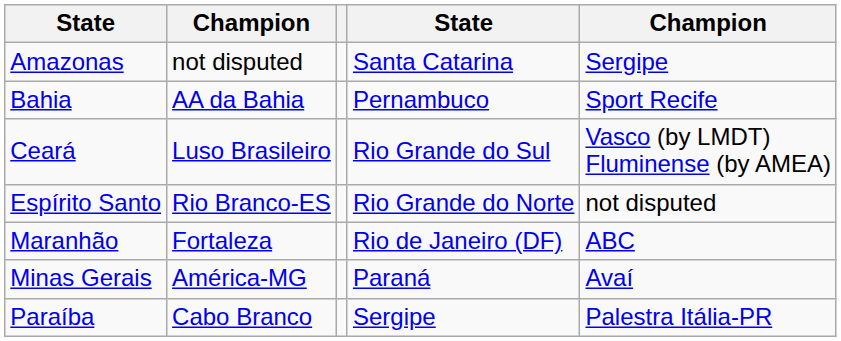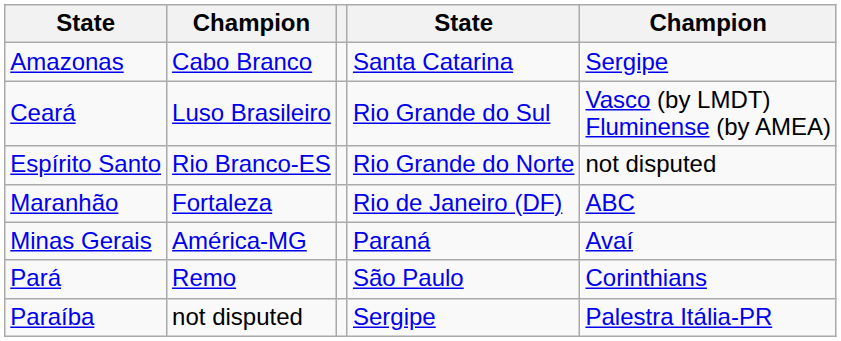(237, 61) not disputed -> (242, 61) Cabo Branco
- row: (41, 99)
+ row: (36, 278)
(242, 316) Cabo Branco -> (237, 316) not disputed
